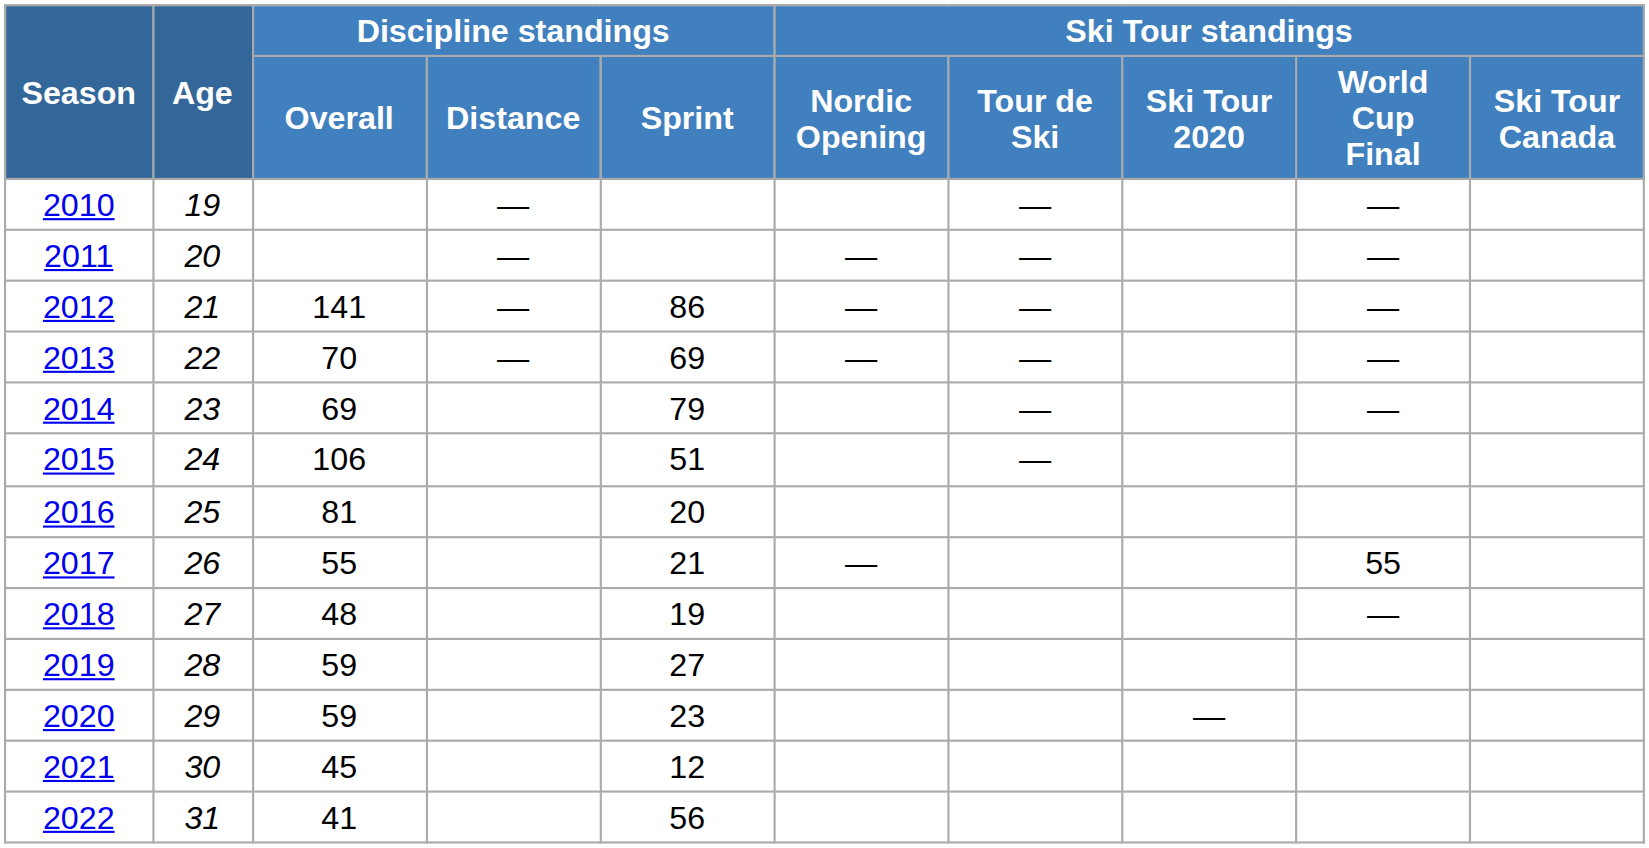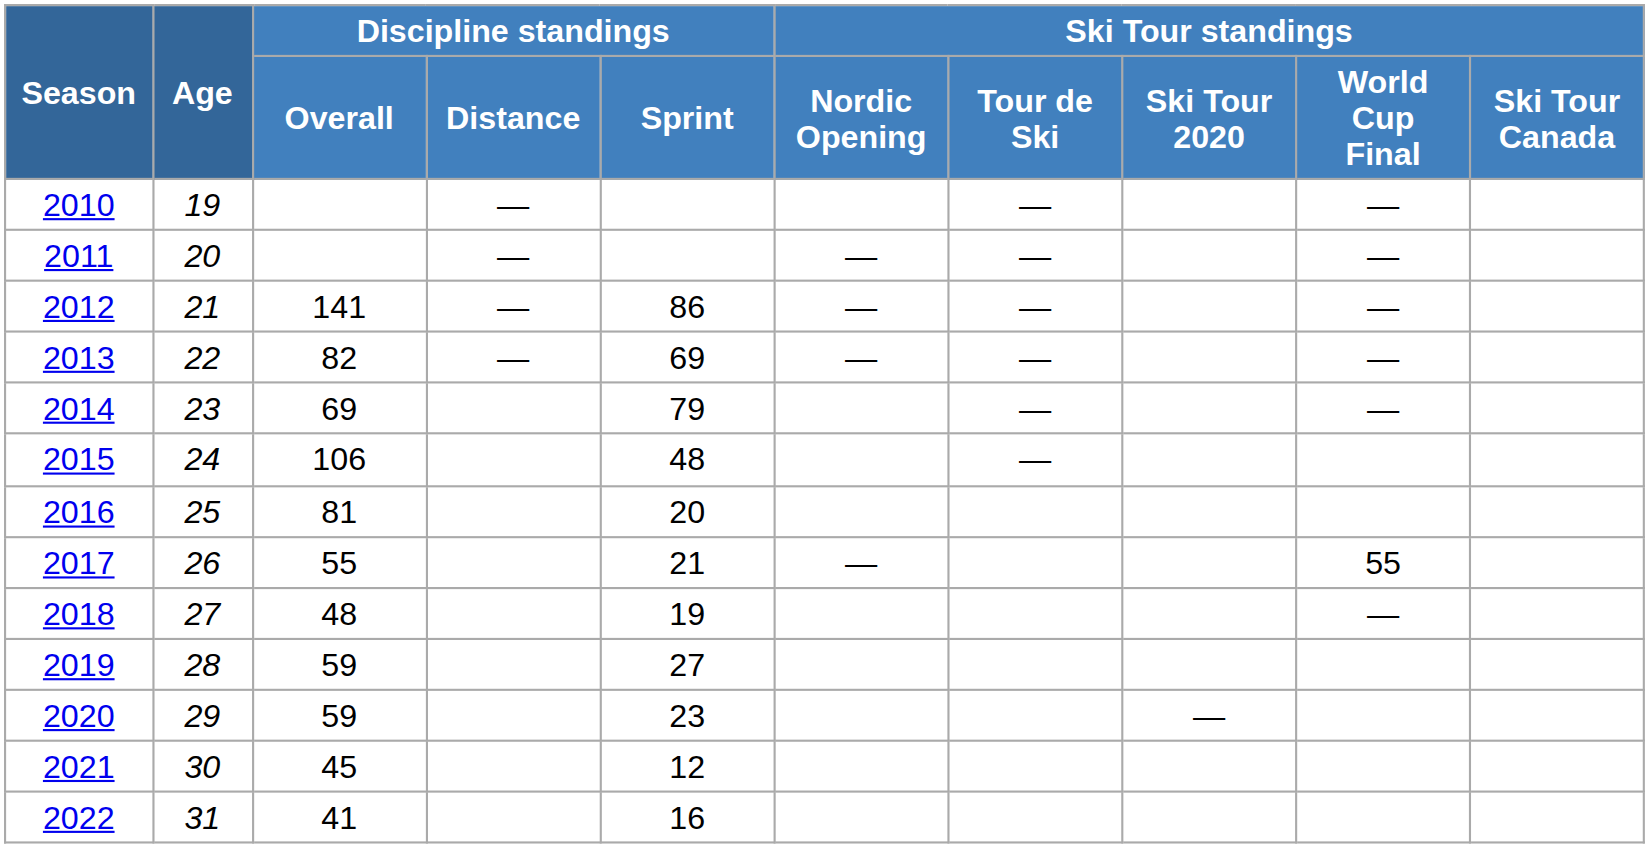(339, 358) 70 -> (339, 358) 82
(687, 460) 51 -> (687, 460) 48
(687, 817) 56 -> (687, 817) 16
